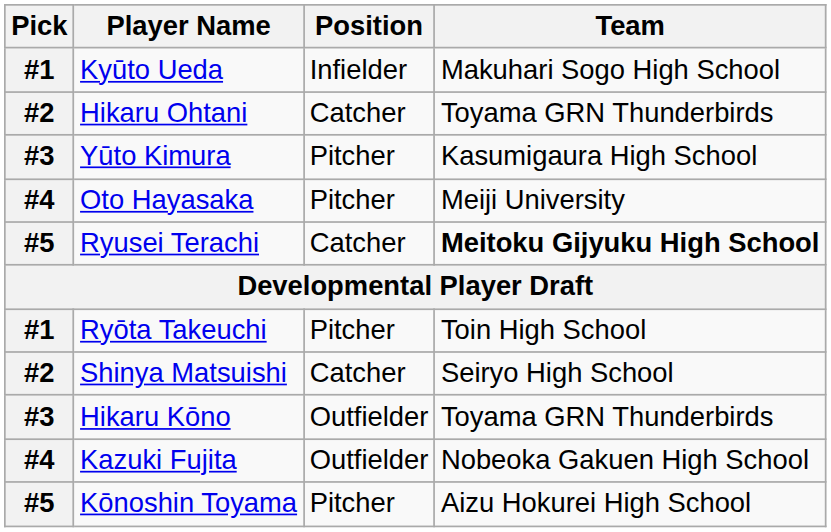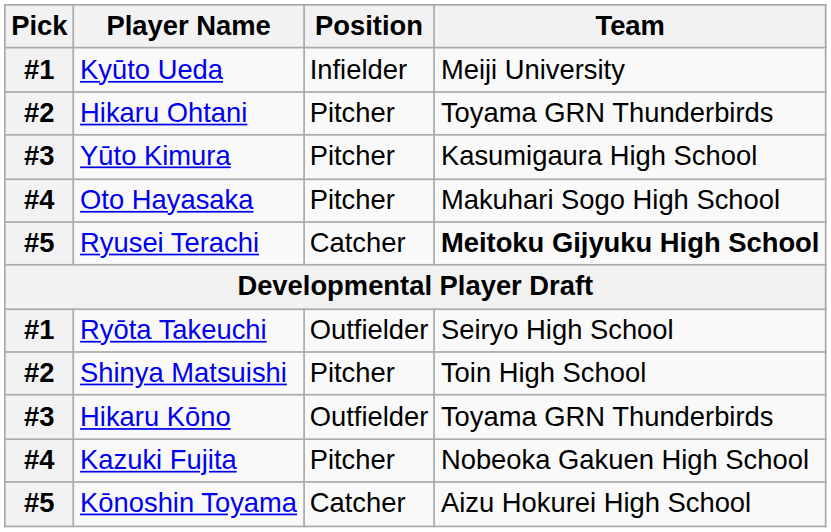(611, 69) Makuhari Sogo High School -> (533, 69) Meiji University
(358, 112) Catcher -> (352, 112) Pitcher
(533, 199) Meiji University -> (611, 199) Makuhari Sogo High School
(352, 329) Pitcher -> (369, 329) Outfielder
(544, 329) Toin High School -> (557, 329) Seiryo High School
(358, 373) Catcher -> (352, 373) Pitcher
(557, 373) Seiryo High School -> (544, 373) Toin High School
(369, 460) Outfielder -> (352, 460) Pitcher
(352, 503) Pitcher -> (358, 503) Catcher
